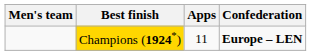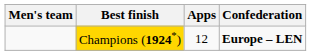(202, 38) 11 -> (202, 38) 12
